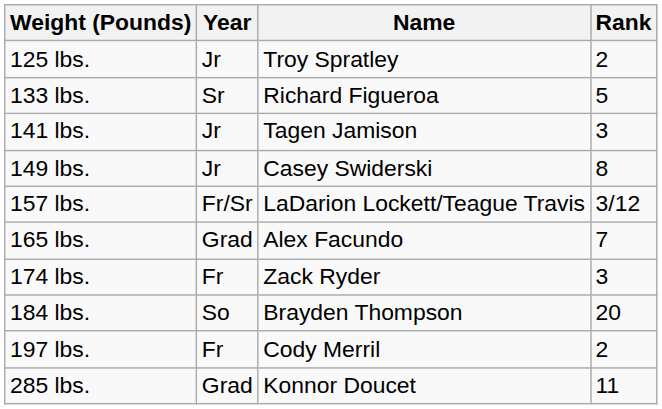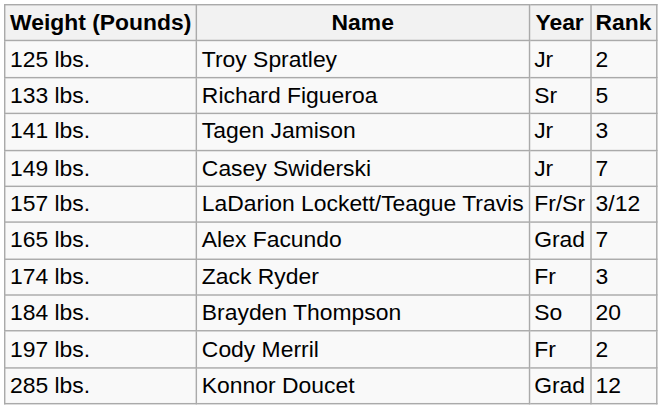columns swapped: (424, 22) <-> (227, 22)
(602, 167) 8 -> (602, 167) 7
(607, 385) 11 -> (608, 385) 12
